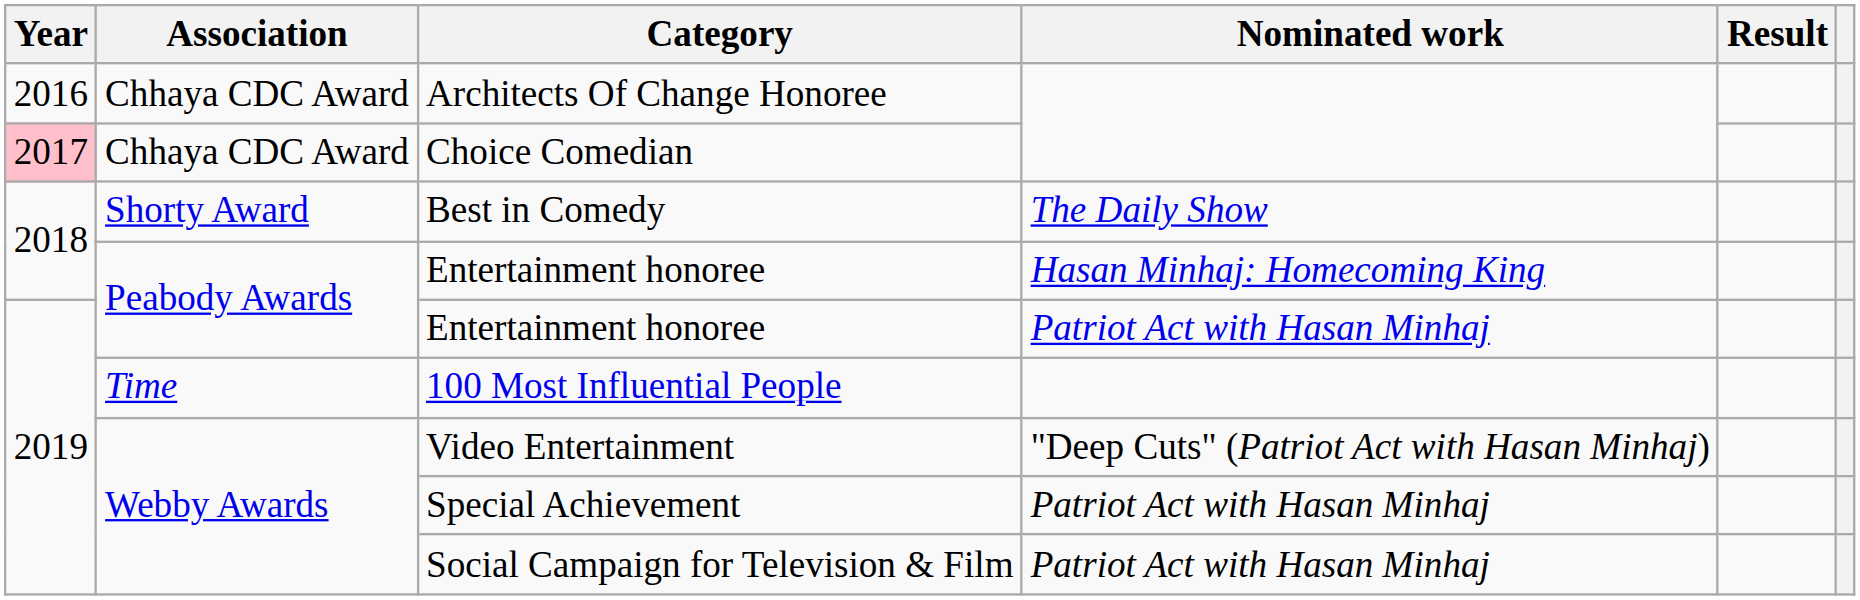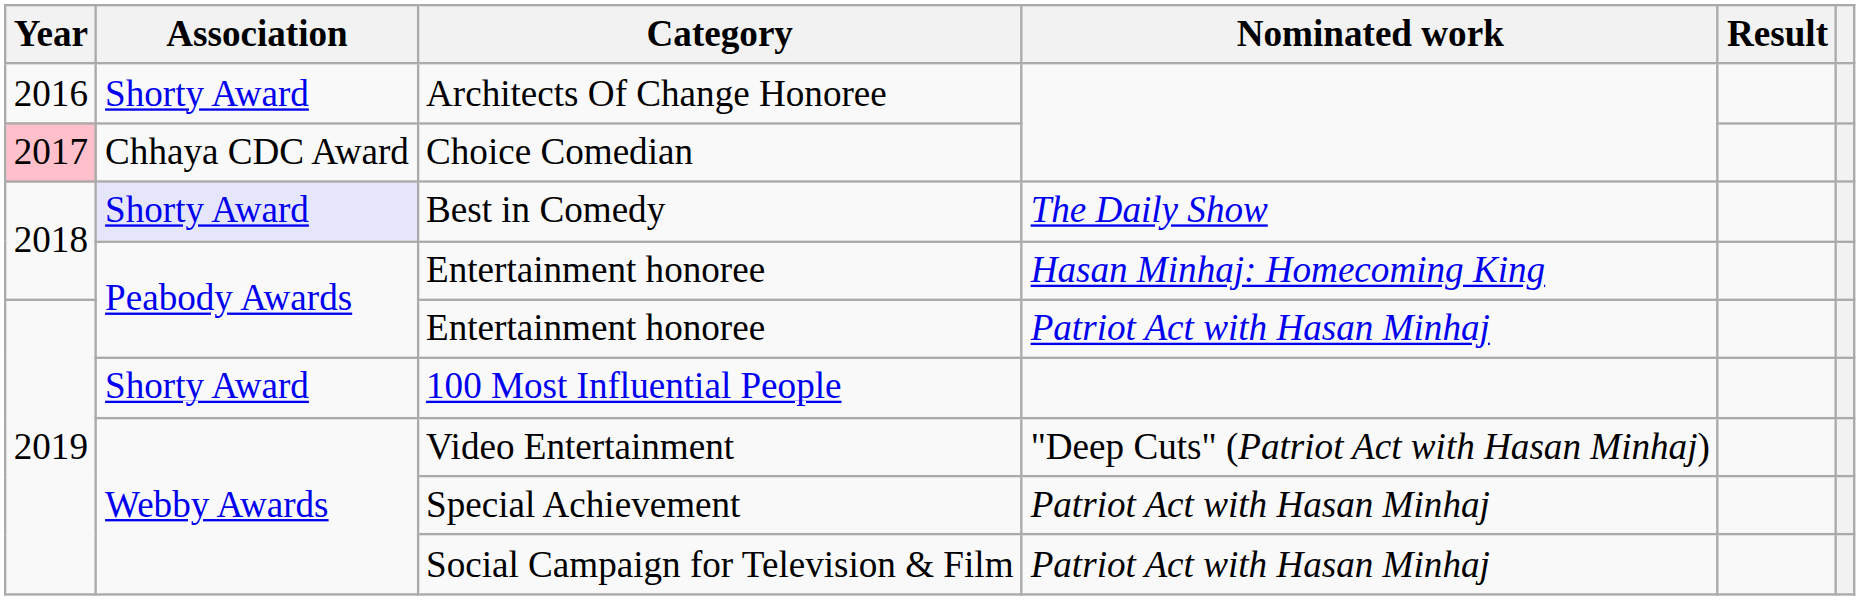(257, 92) Chhaya CDC Award -> (207, 92) Shorty Award
(207, 210) no background -> (207, 210) lavender background
(141, 387) Time -> (207, 387) Shorty Award
